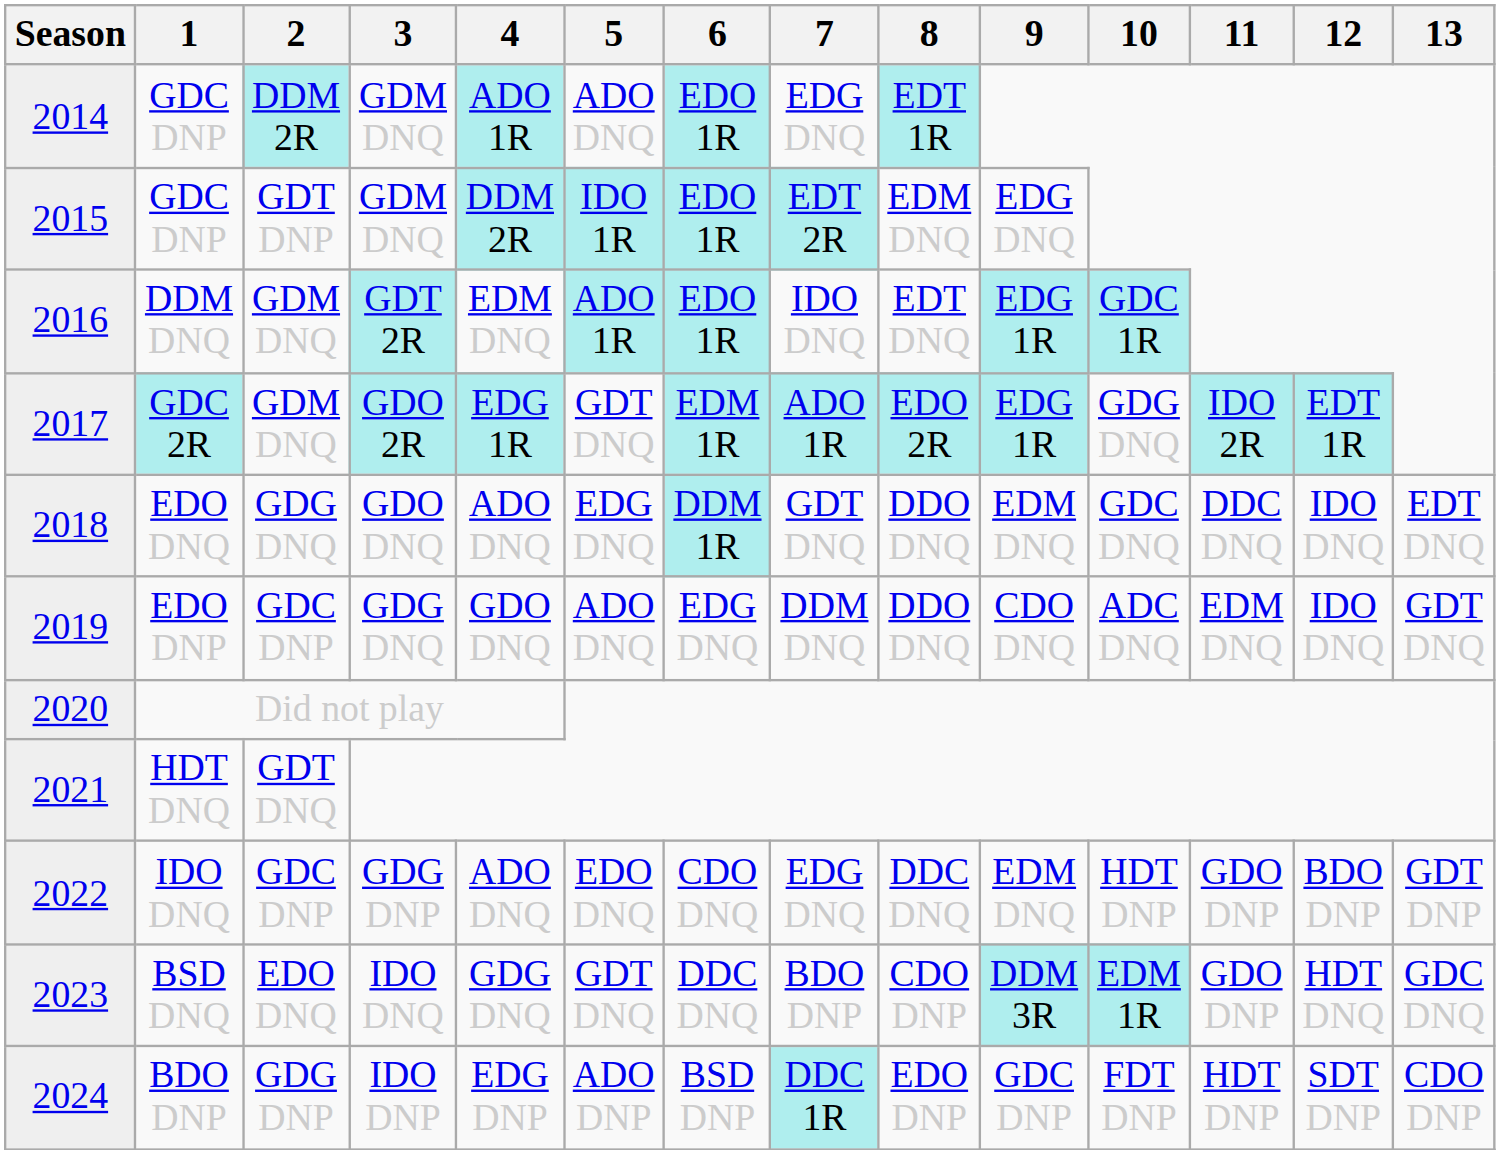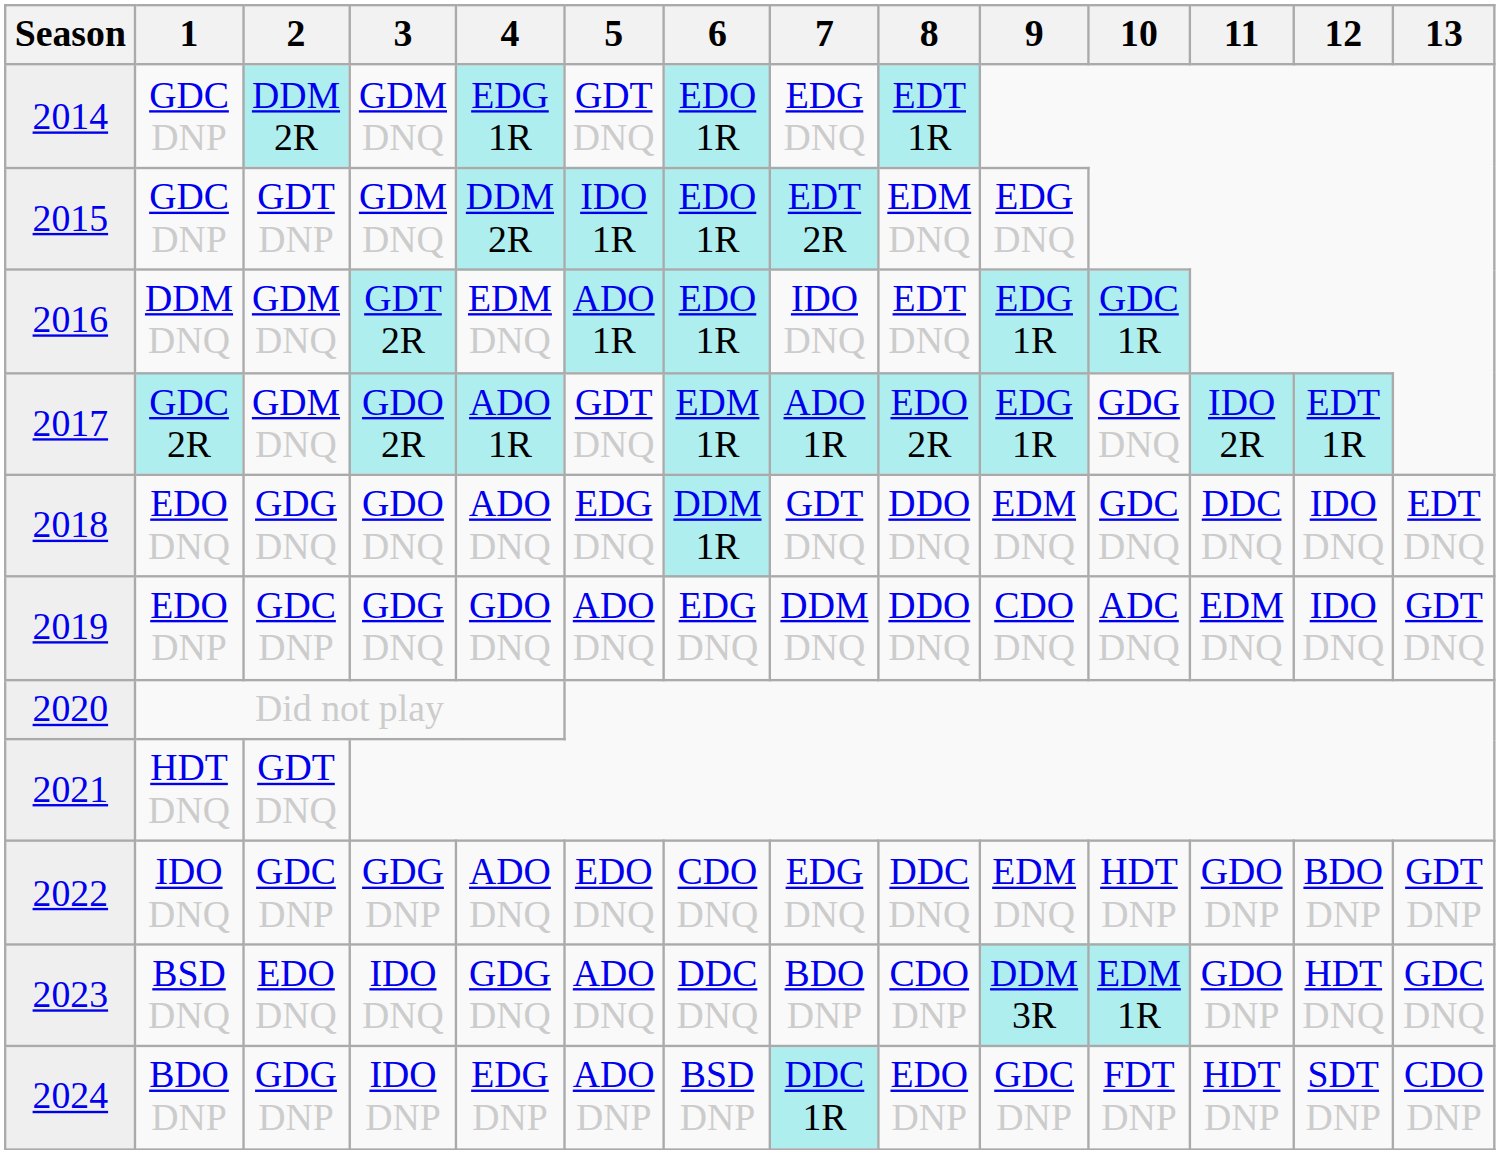(510, 115) ADO 1R -> (510, 115) EDG 1R
(614, 115) ADO DNQ -> (614, 115) GDT DNQ
(510, 422) EDG 1R -> (510, 422) ADO 1R
(614, 994) GDT DNQ -> (614, 994) ADO DNQ
